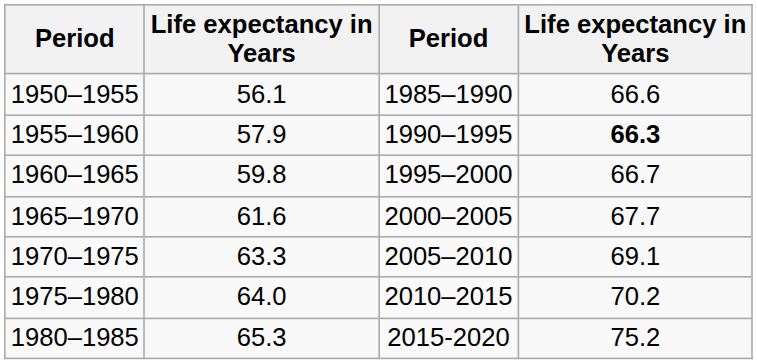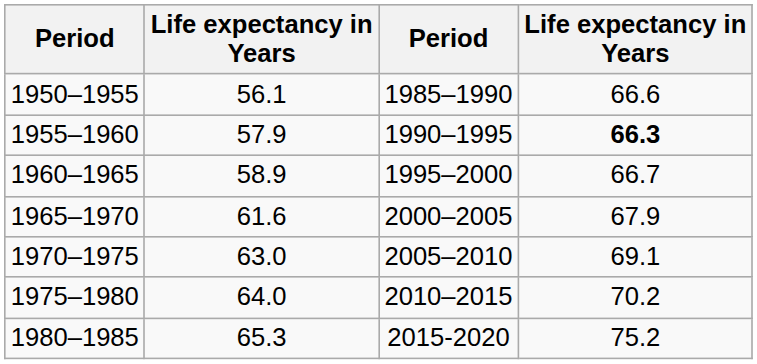(262, 175) 59.8 -> (262, 175) 58.9
(635, 216) 67.7 -> (635, 216) 67.9
(262, 256) 63.3 -> (262, 256) 63.0
